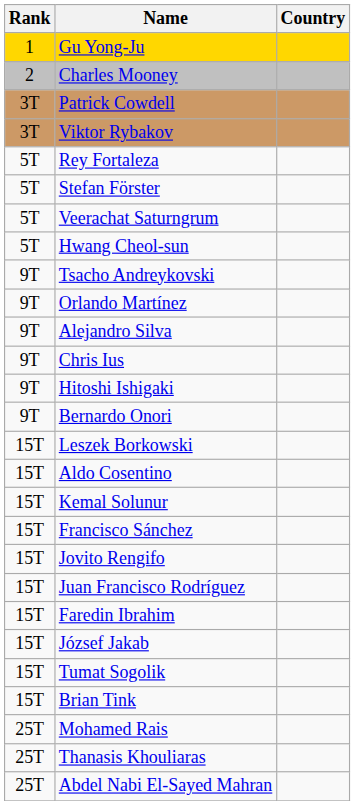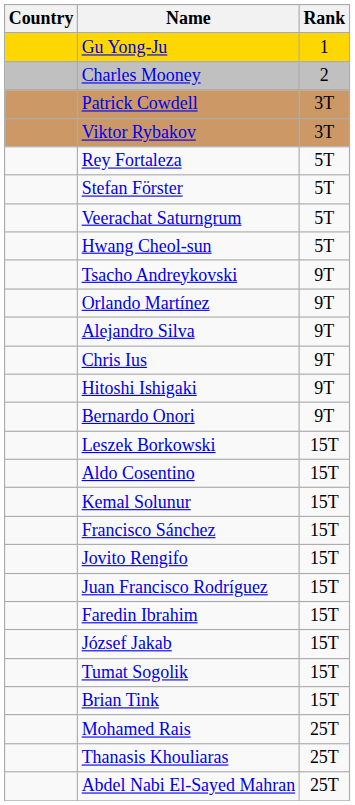columns swapped: (30, 18) <-> (313, 18)
